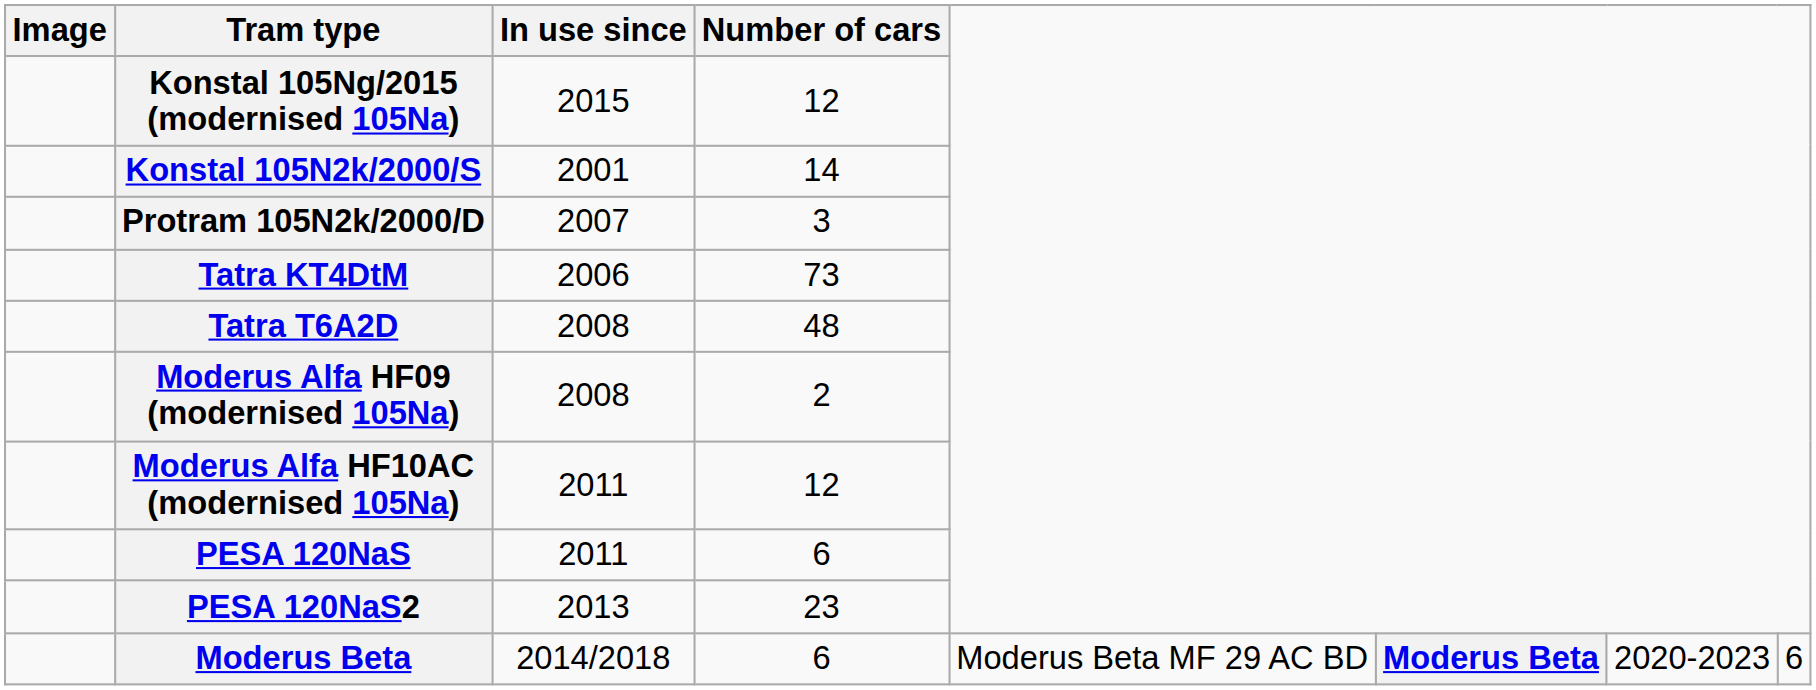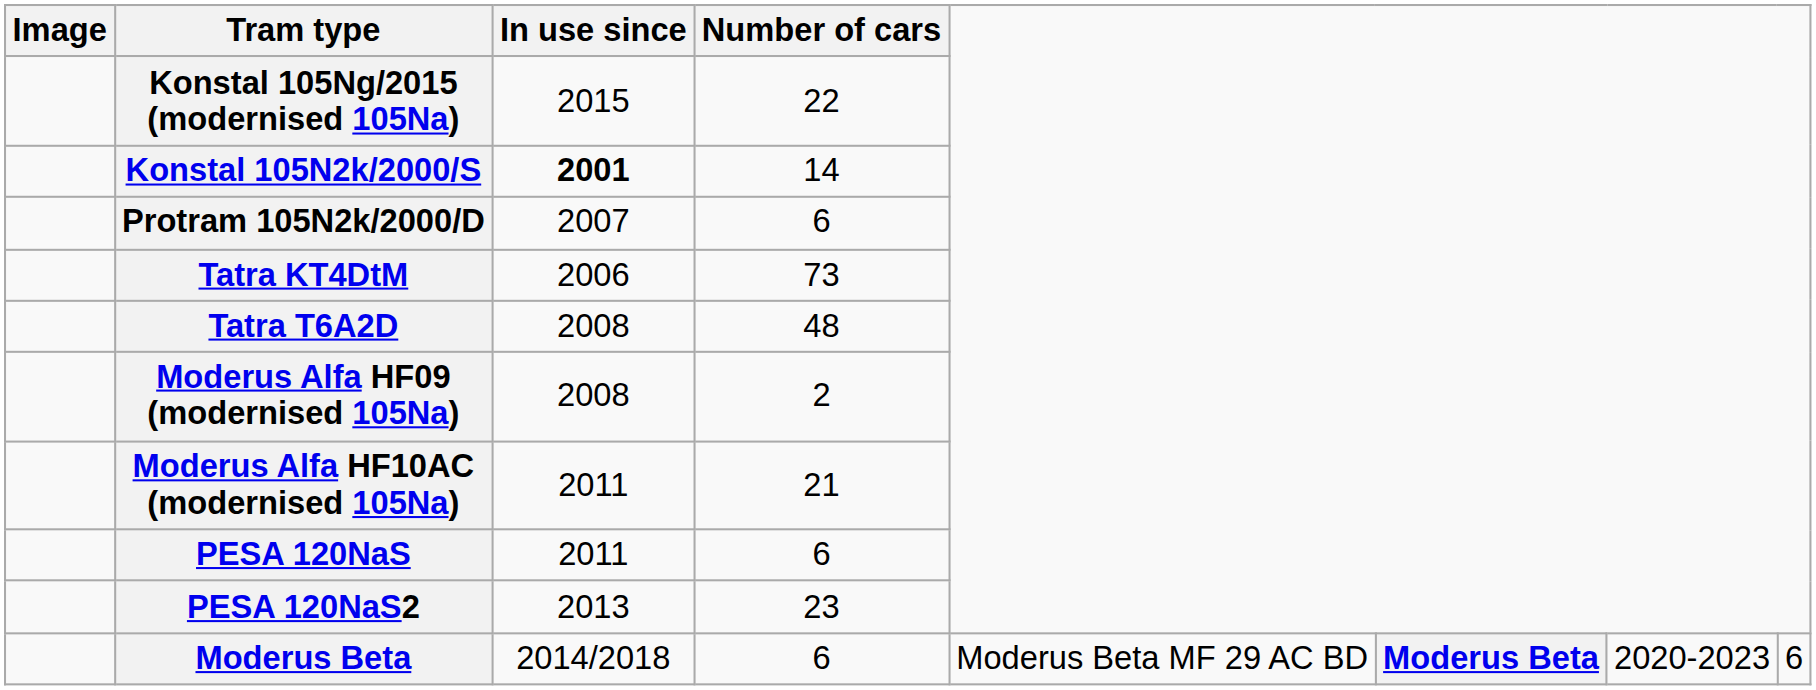(821, 100) 12 -> (821, 100) 22
(593, 170) normal -> (593, 170) bold
(821, 222) 3 -> (821, 222) 6
(821, 484) 12 -> (821, 484) 21
